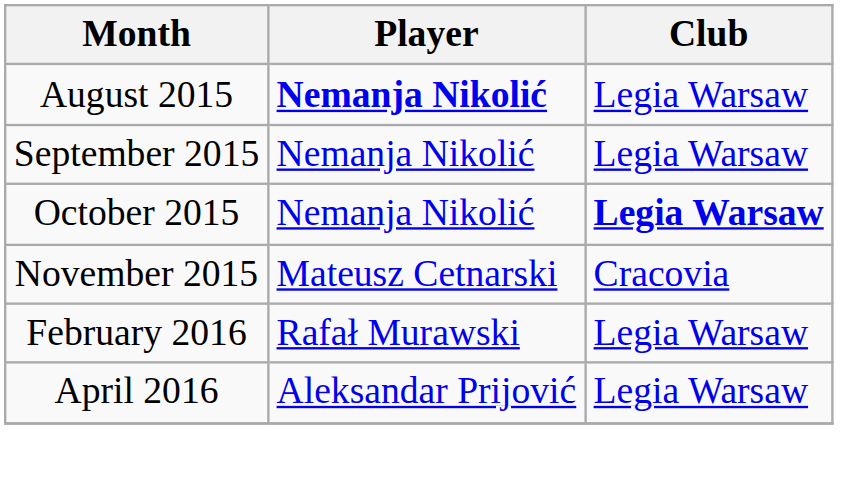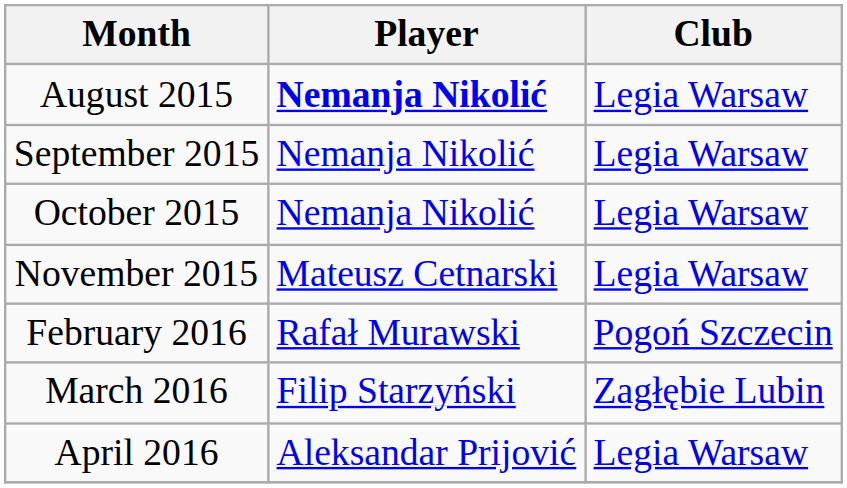(709, 213) bold -> (701, 213) normal
(661, 272) Cracovia -> (701, 272) Legia Warsaw
(701, 332) Legia Warsaw -> (713, 332) Pogoń Szczecin
+ row: (137, 392)
